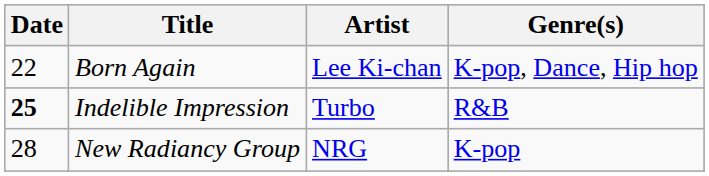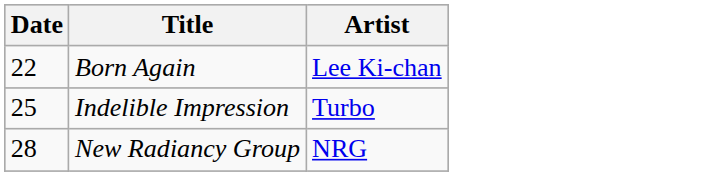- column: (576, 25)
(24, 107) bold -> (24, 107) normal
